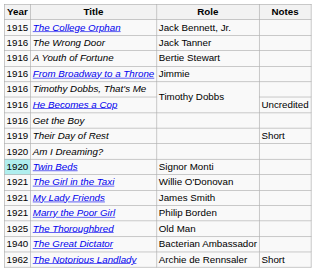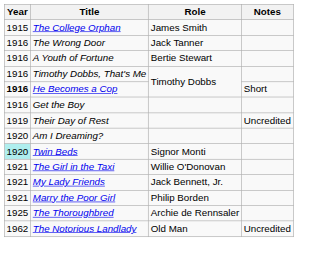(195, 27) Jack Bennett, Jr. -> (179, 27) James Smith
- row: (94, 74)
(17, 105) normal -> (17, 89) bold
(285, 105) Uncredited -> (255, 89) Short
(273, 136) Short -> (267, 120) Uncredited
(187, 197) James Smith -> (187, 182) Jack Bennett, Jr.
(177, 228) Old Man -> (195, 213) Archie de Rennsaler
- row: (73, 244)
(203, 259) Archie de Rennsaler -> (169, 228) Old Man
(273, 259) Short -> (267, 228) Uncredited
